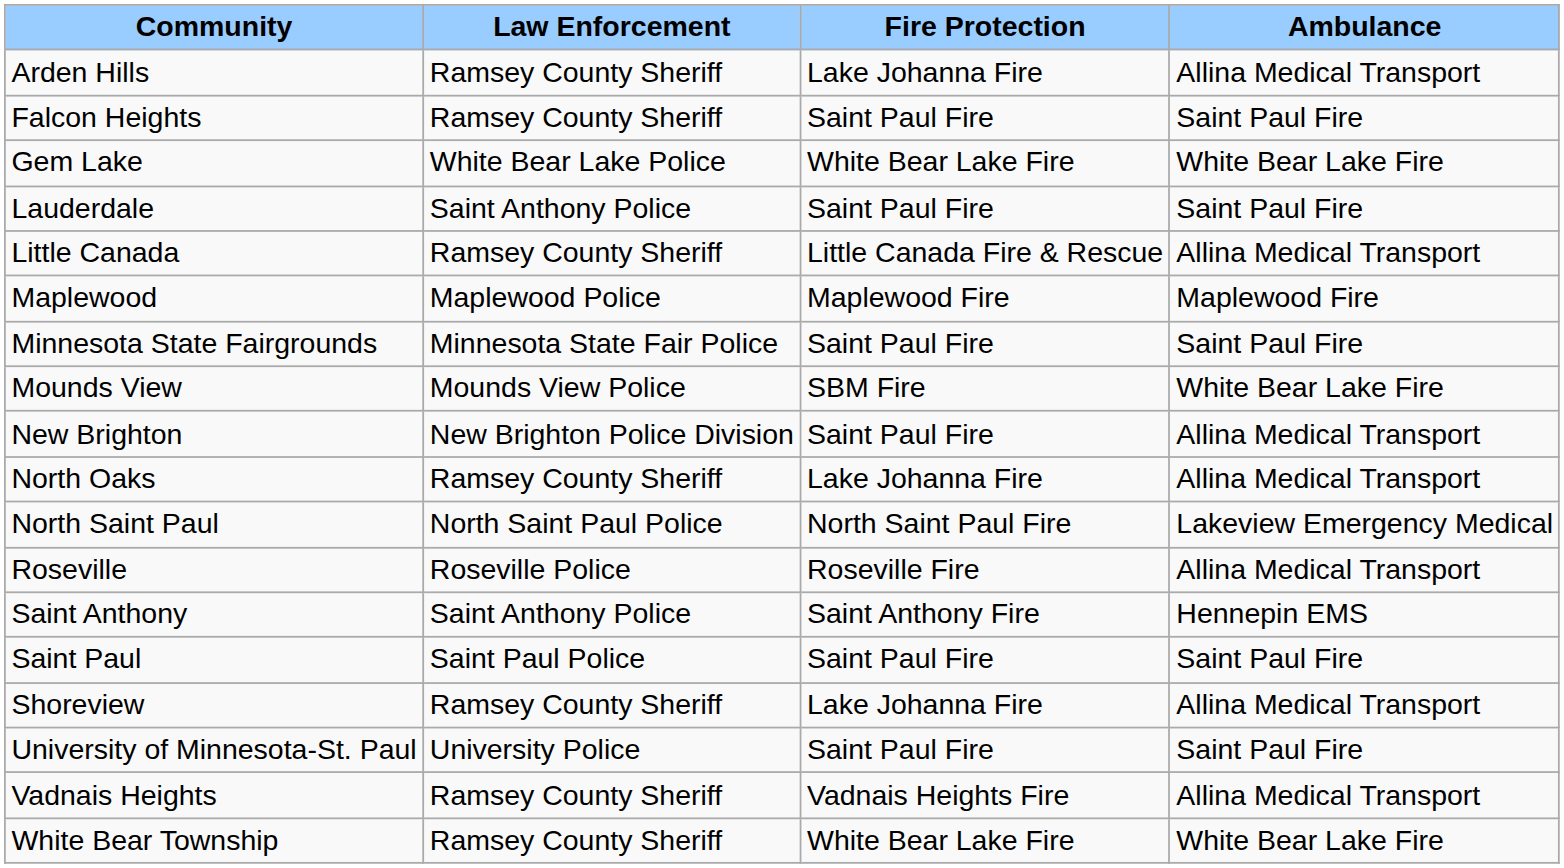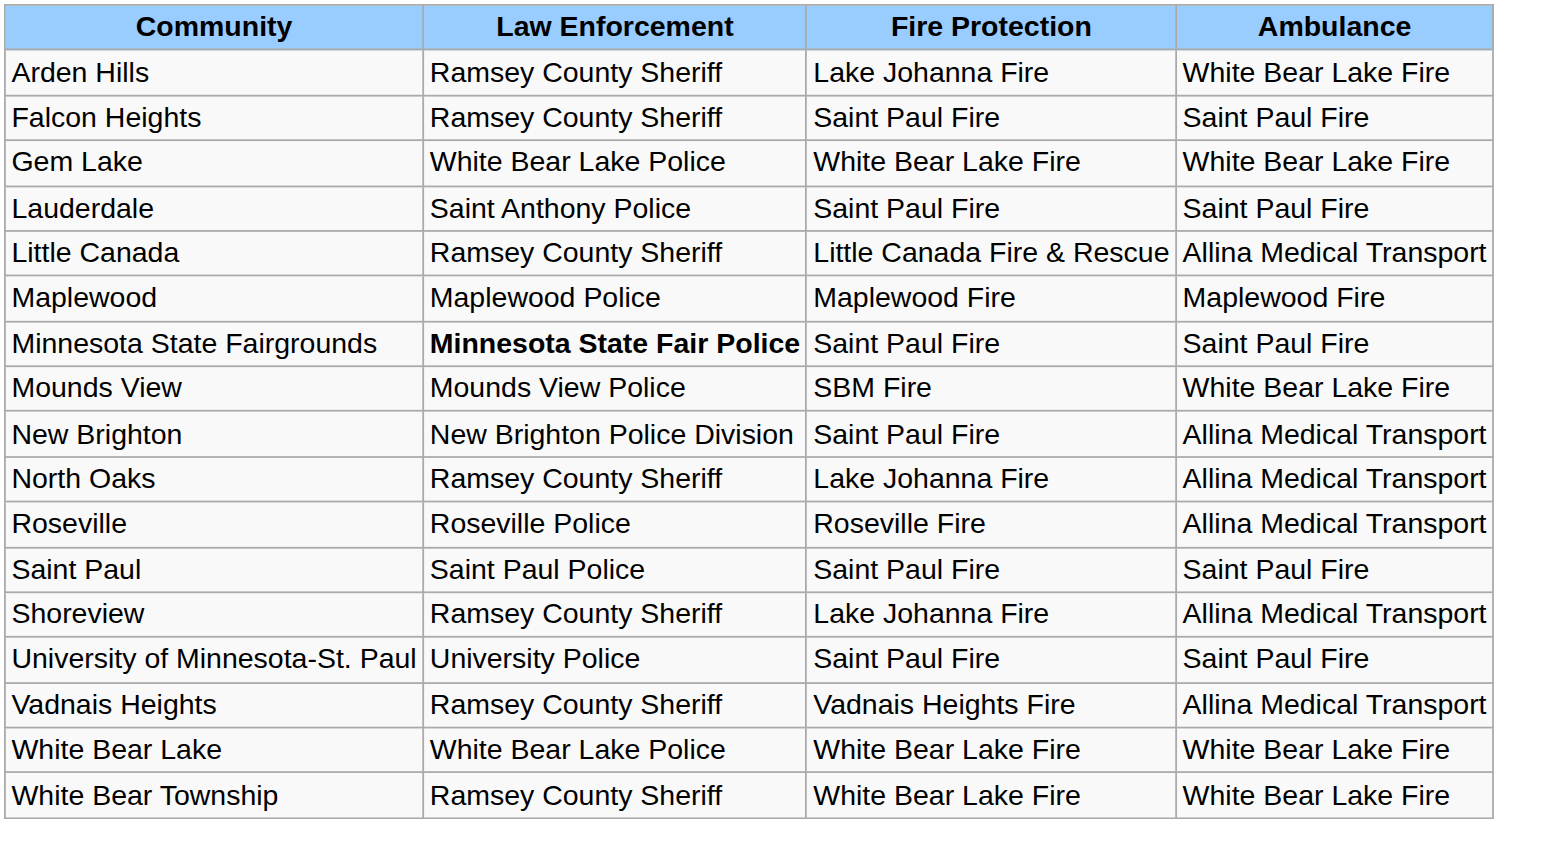(1328, 72) Allina Medical Transport -> (1316, 72) White Bear Lake Fire
(604, 343) normal -> (615, 343) bold
- row: (115, 523)
- row: (99, 614)
+ row: (117, 749)
